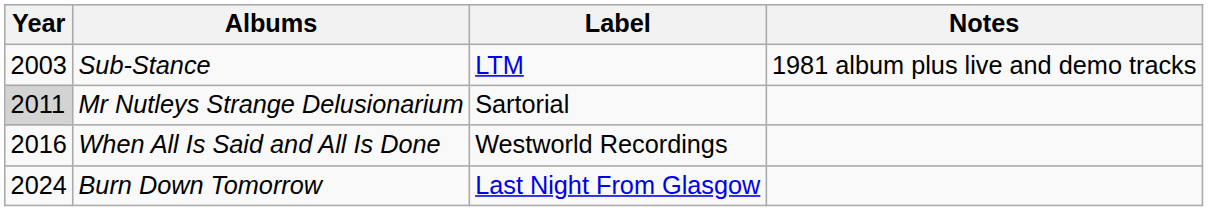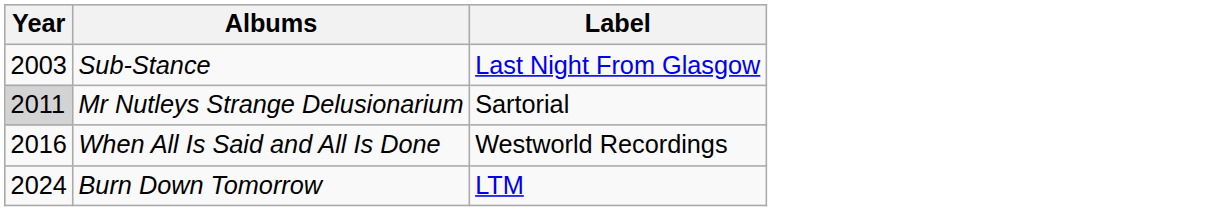- column: (984, 24)
(499, 64) LTM -> (618, 64) Last Night From Glasgow
(618, 184) Last Night From Glasgow -> (499, 184) LTM
